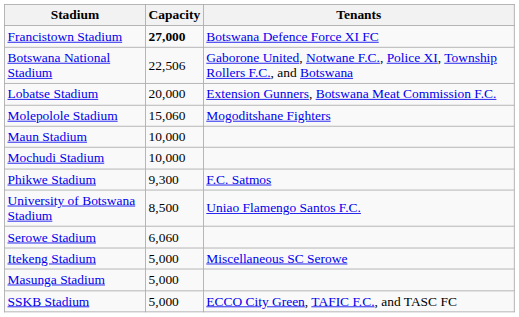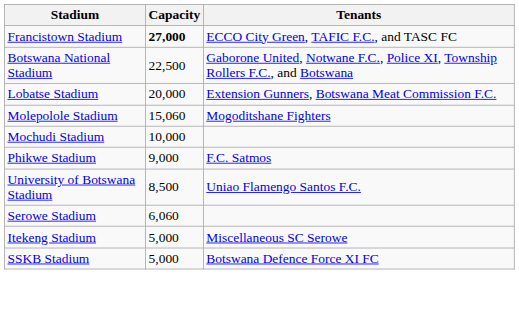(293, 36) Botswana Defence Force XI FC -> (332, 36) ECCO City Green, TAFIC F.C., and TASC FC
(167, 65) 22,506 -> (167, 65) 22,500
- row: (47, 136)
(164, 179) 9,300 -> (164, 158) 9,000
- row: (56, 279)
(332, 301) ECCO City Green, TAFIC F.C., and TASC FC -> (293, 258) Botswana Defence Force XI FC
